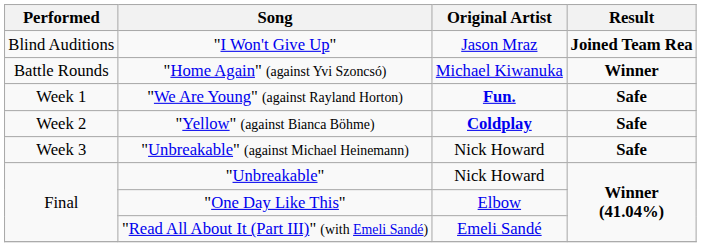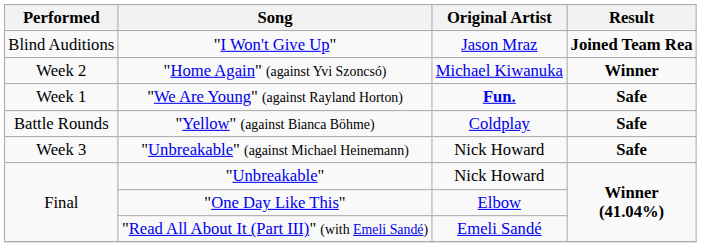(61, 70) Battle Rounds -> (61, 70) Week 2
(61, 123) Week 2 -> (61, 123) Battle Rounds
(499, 123) bold -> (499, 123) normal
